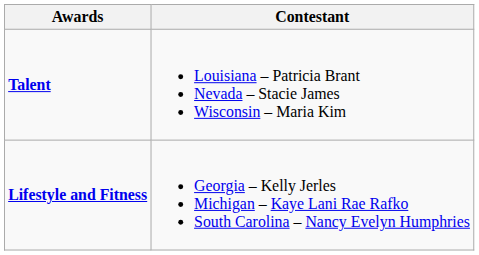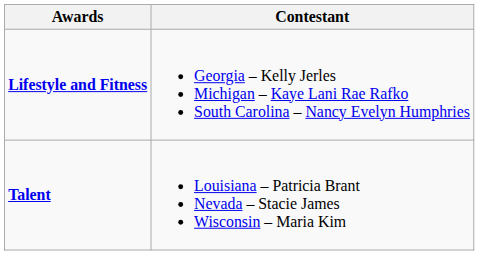rows swapped: (78, 195) <-> (29, 84)
